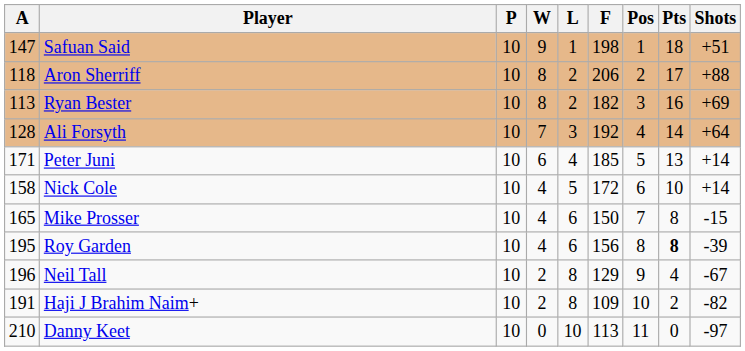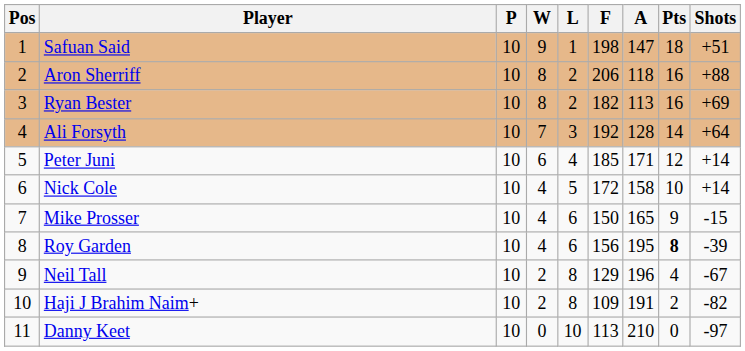columns swapped: (641, 18) <-> (22, 18)
(674, 75) 17 -> (674, 75) 16
(674, 160) 13 -> (674, 160) 12
(674, 217) 8 -> (674, 217) 9
